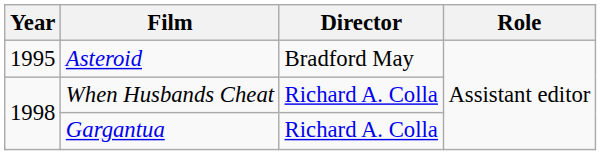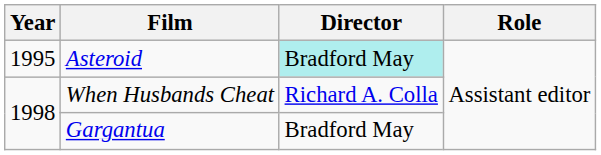(349, 58) no background -> (349, 58) paleturquoise background
(361, 130) Richard A. Colla -> (349, 130) Bradford May
